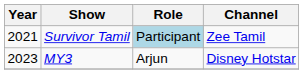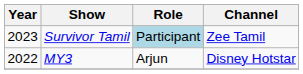(23, 36) 2021 -> (23, 36) 2023
(23, 58) 2023 -> (23, 58) 2022
